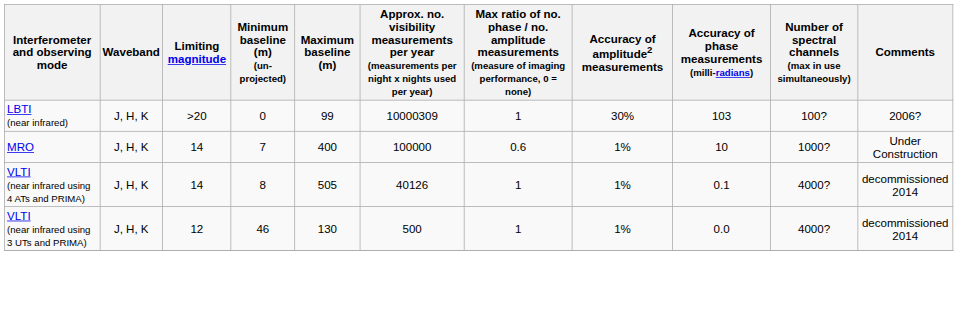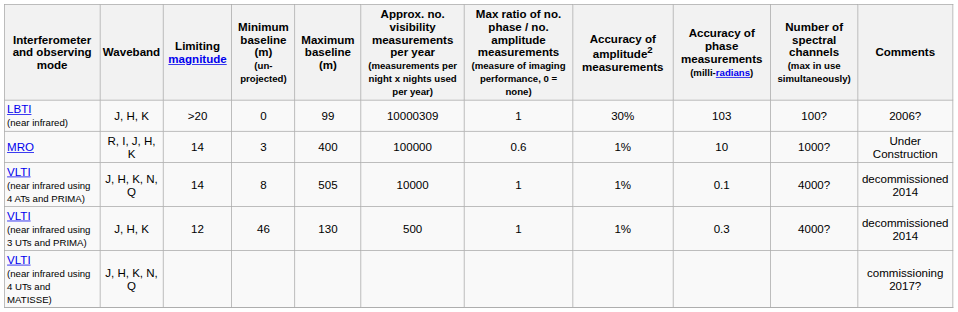(131, 147) J, H, K -> (132, 147) R, I, J, H, K
(263, 147) 7 -> (263, 147) 3
(131, 185) J, H, K -> (132, 185) J, H, K, N, Q
(412, 185) 40126 -> (413, 185) 10000
(722, 229) 0.0 -> (722, 229) 0.3
+ row: (49, 280)
